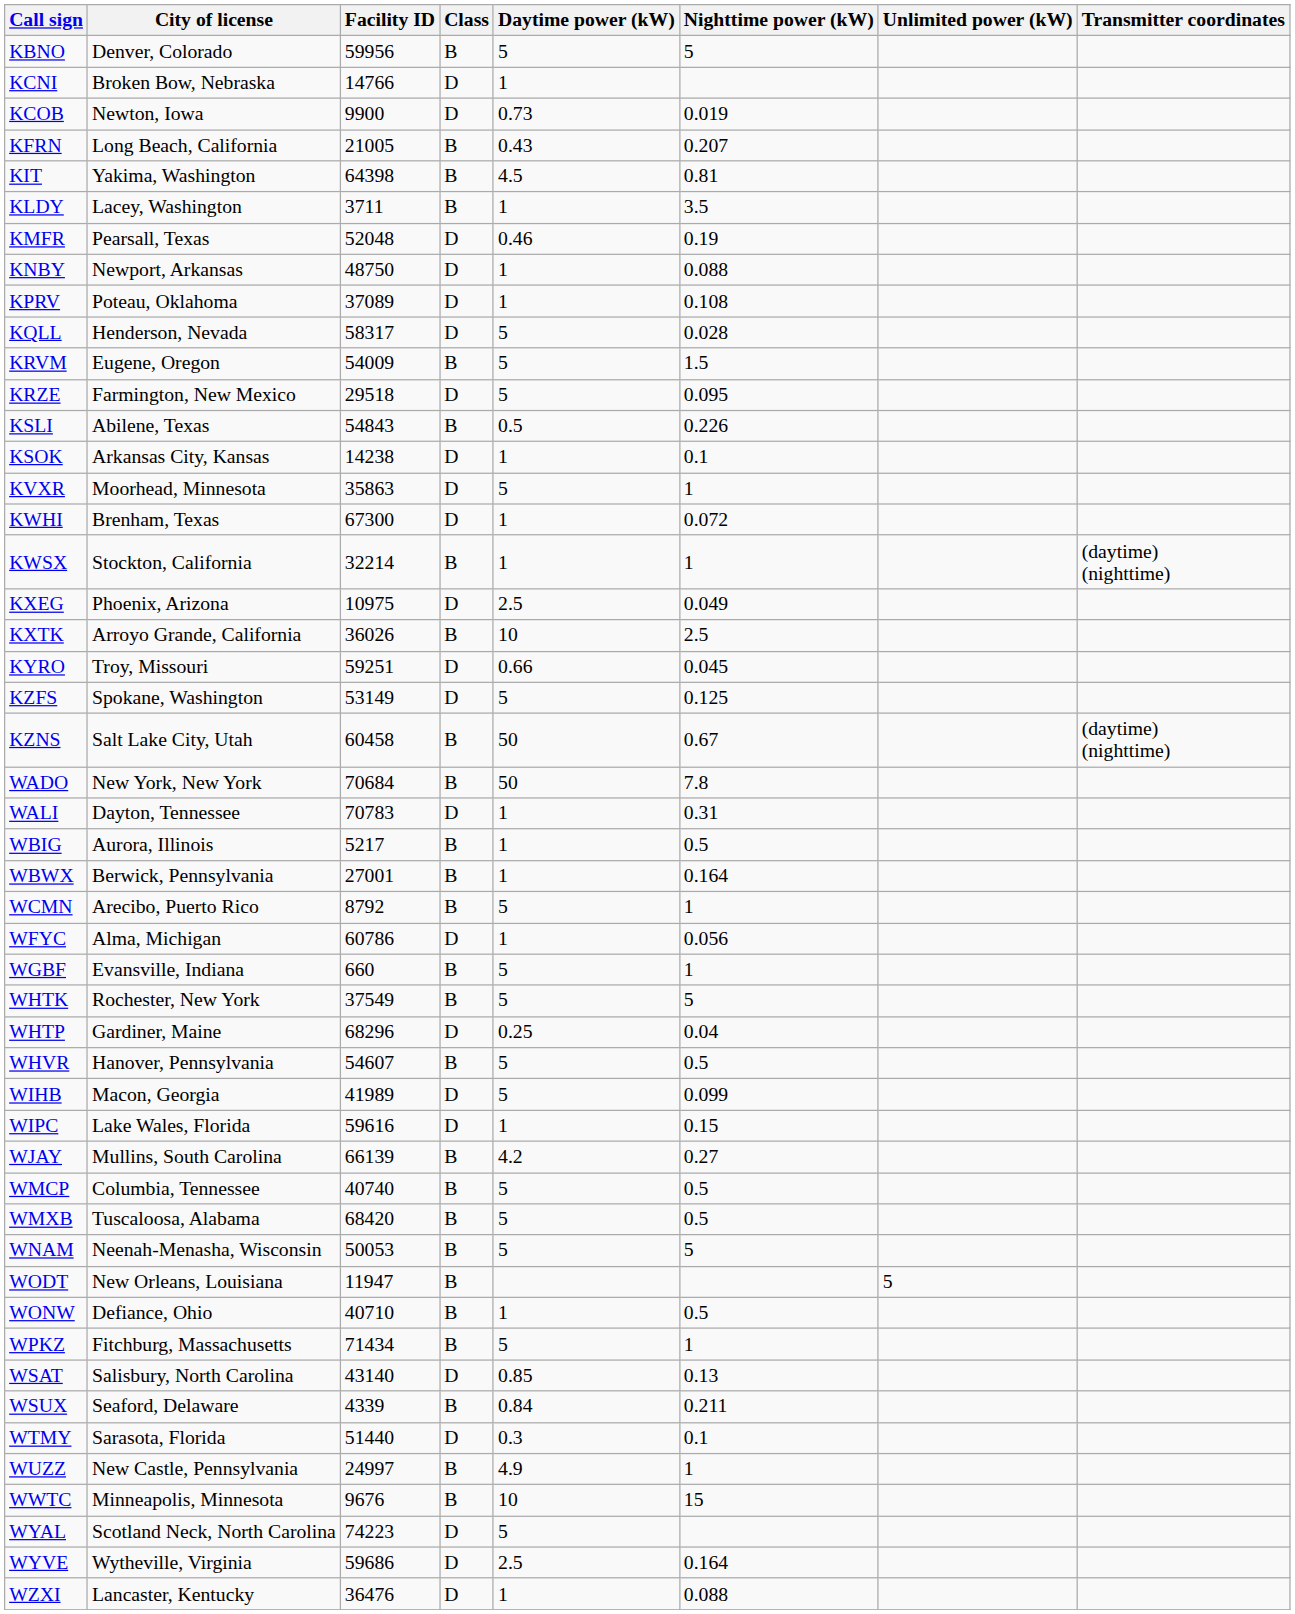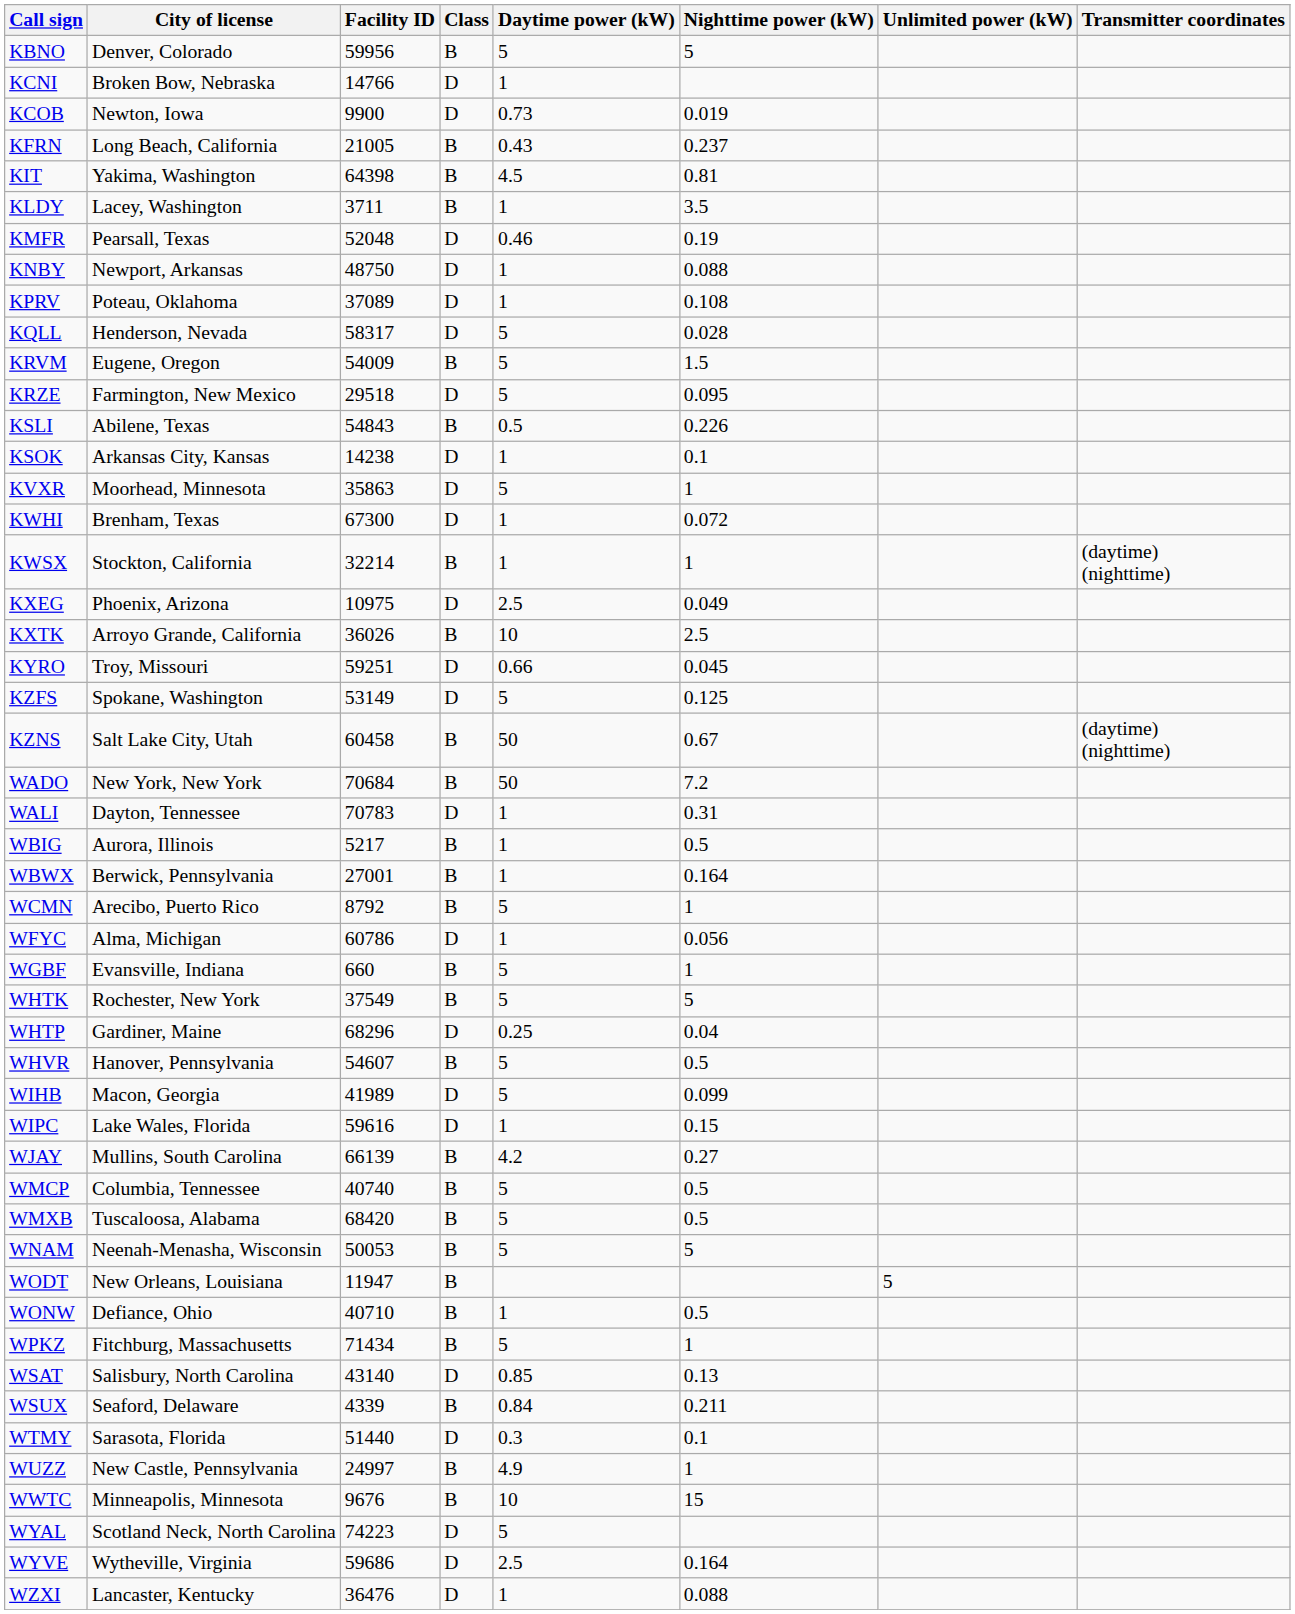(706, 144) 0.207 -> (706, 144) 0.237
(696, 782) 7.8 -> (696, 782) 7.2
